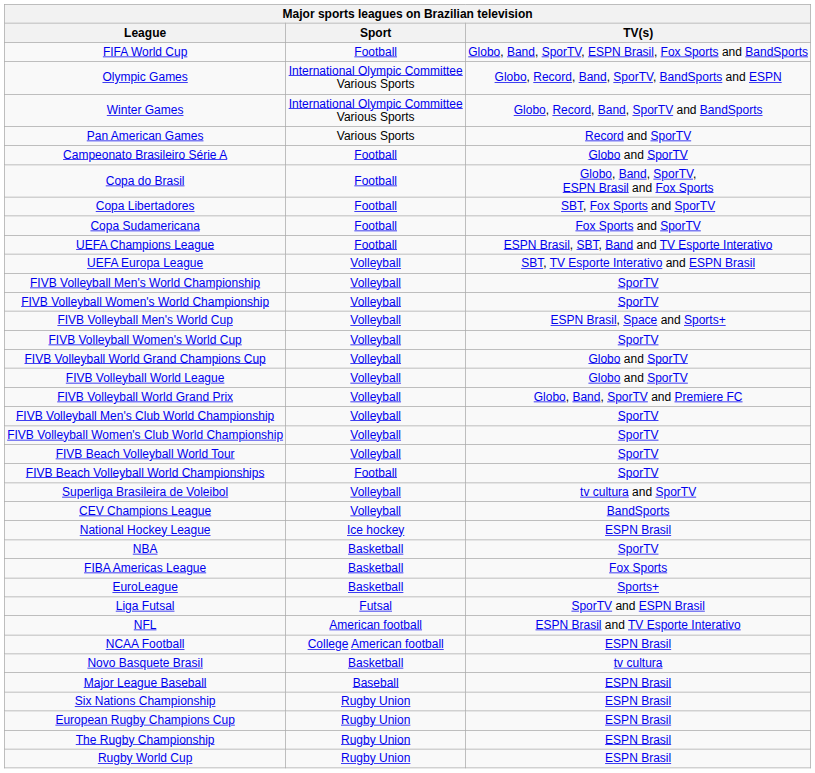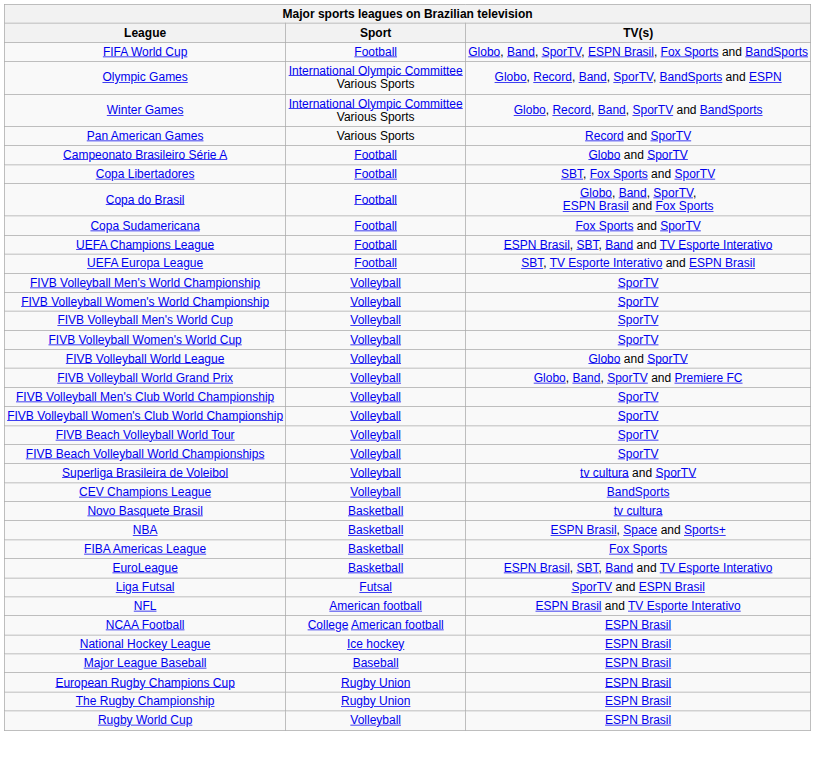rows swapped: (145, 180) <-> (145, 206)
(376, 263) Volleyball -> (376, 263) Football
(638, 320) ESPN Brasil, Space and Sports+ -> (638, 320) SporTV
- row: (145, 359)
(376, 473) Football -> (376, 454) Volleyball
rows swapped: (145, 663) <-> (145, 530)
(638, 549) SporTV -> (638, 530) ESPN Brasil, Space and Sports+
(638, 587) Sports+ -> (638, 568) ESPN Brasil, SBT, Band and TV Esporte Interativo
- row: (145, 701)
(376, 758) Rugby Union -> (376, 720) Volleyball
